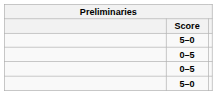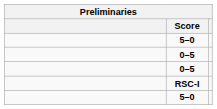+ row: (85, 84)
